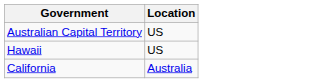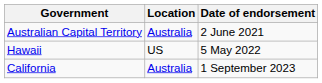+ column: (258, 13)
(155, 31) US -> (170, 31) Australia
